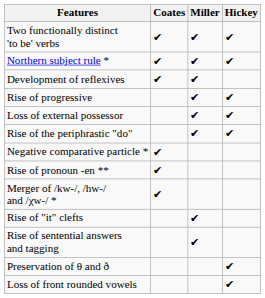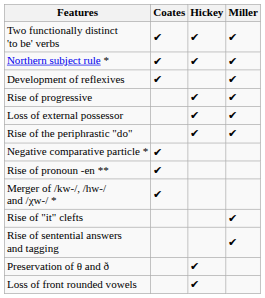columns swapped: (205, 13) <-> (241, 13)
